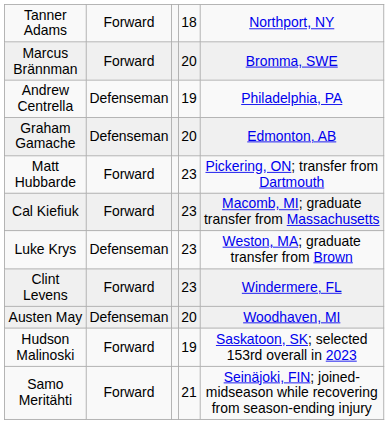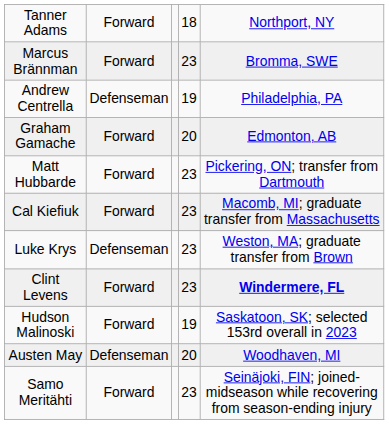(189, 61) 20 -> (189, 61) 23
(129, 136) Defenseman -> (129, 136) Forward
(292, 287) normal -> (292, 287) bold
rows swapped: (45, 347) <-> (45, 317)
(189, 392) 21 -> (189, 392) 23
